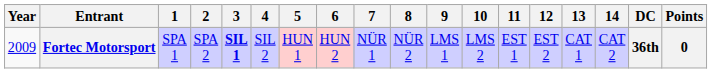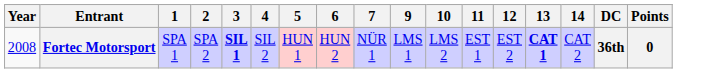- column: (408, 15)
(22, 47) 2009 -> (22, 47) 2008
(579, 47) normal -> (543, 47) bold
